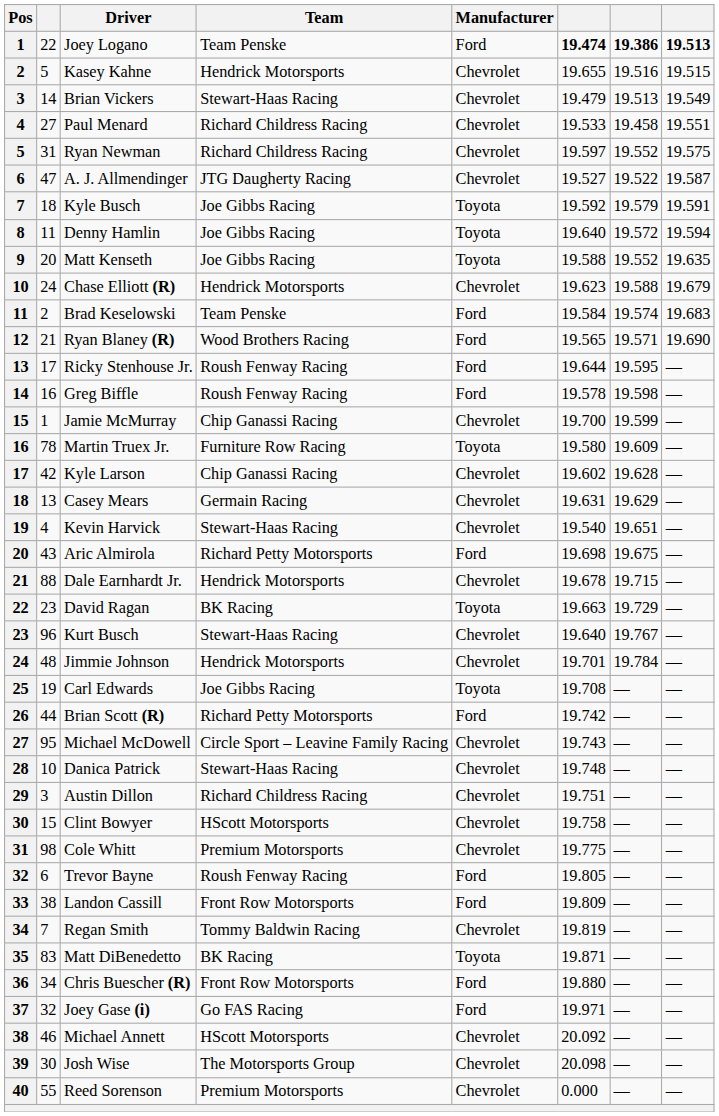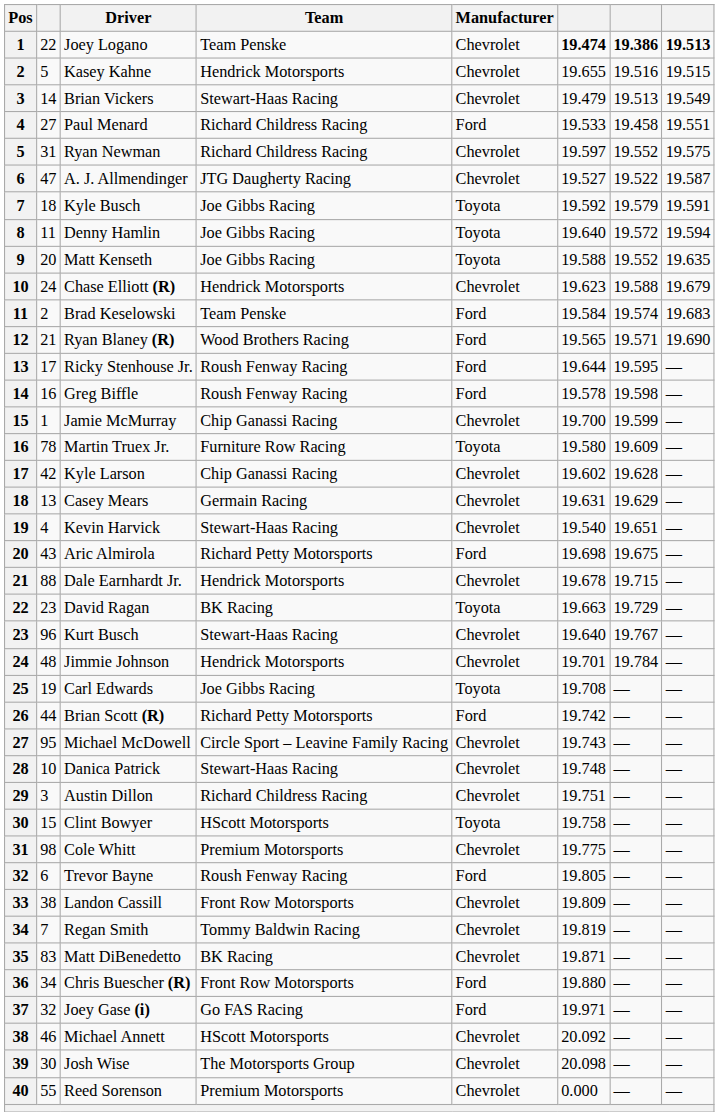(471, 44) Ford -> (488, 44) Chevrolet
(488, 125) Chevrolet -> (471, 125) Ford
(488, 822) Chevrolet -> (478, 822) Toyota
(471, 903) Ford -> (488, 903) Chevrolet
(478, 956) Toyota -> (488, 956) Chevrolet
